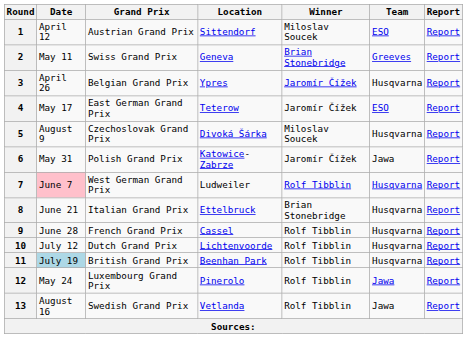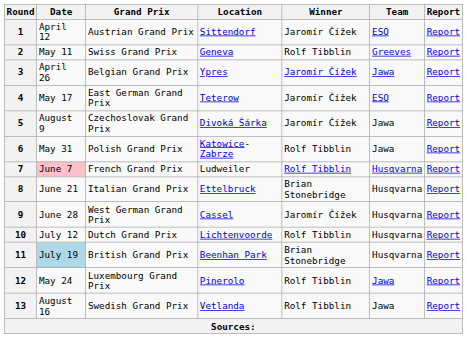(306, 32) Miloslav Soucek -> (320, 32) Jaromír Čížek
(315, 58) Brian Stonebridge -> (318, 53) Rolf Tibblin
(397, 83) Husqvarna -> (383, 73) Jawa
(306, 134) Miloslav Soucek -> (320, 124) Jaromír Čížek
(397, 134) Husqvarna -> (383, 124) Jawa
(320, 160) Jaromír Čížek -> (318, 149) Rolf Tibblin
(135, 185) West German Grand Prix -> (135, 169) French Grand Prix
(135, 231) French Grand Prix -> (135, 215) West German Grand Prix
(318, 231) Rolf Tibblin -> (320, 215) Jaromír Čížek
(318, 261) Rolf Tibblin -> (315, 255) Brian Stonebridge
